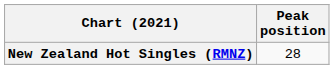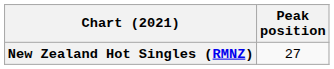(293, 54) 28 -> (293, 54) 27
